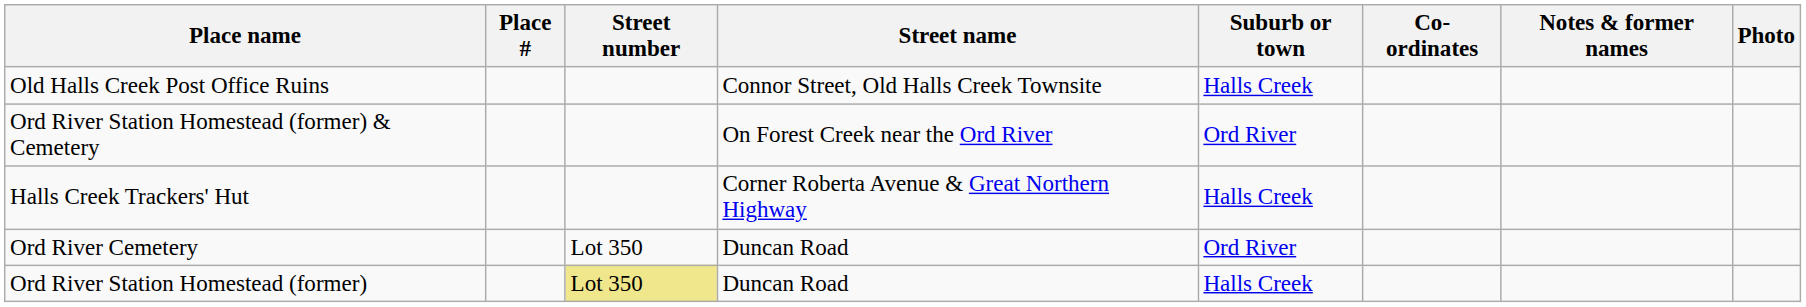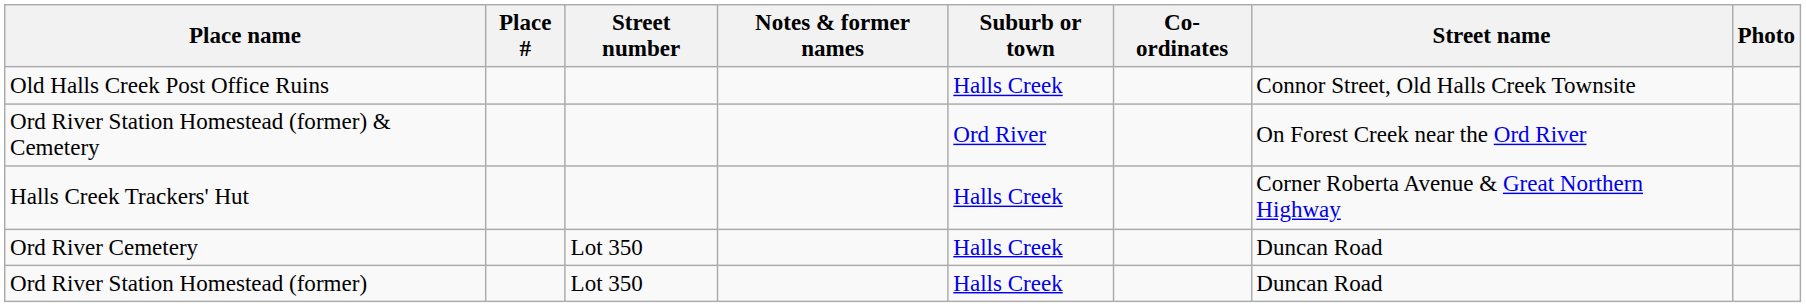columns swapped: (958, 35) <-> (1617, 35)
(1250, 246) Ord River -> (1008, 246) Halls Creek
(607, 283) khaki background -> (607, 283) no background
